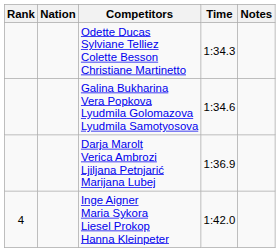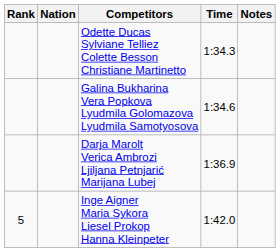(21, 220) 4 -> (21, 220) 5
